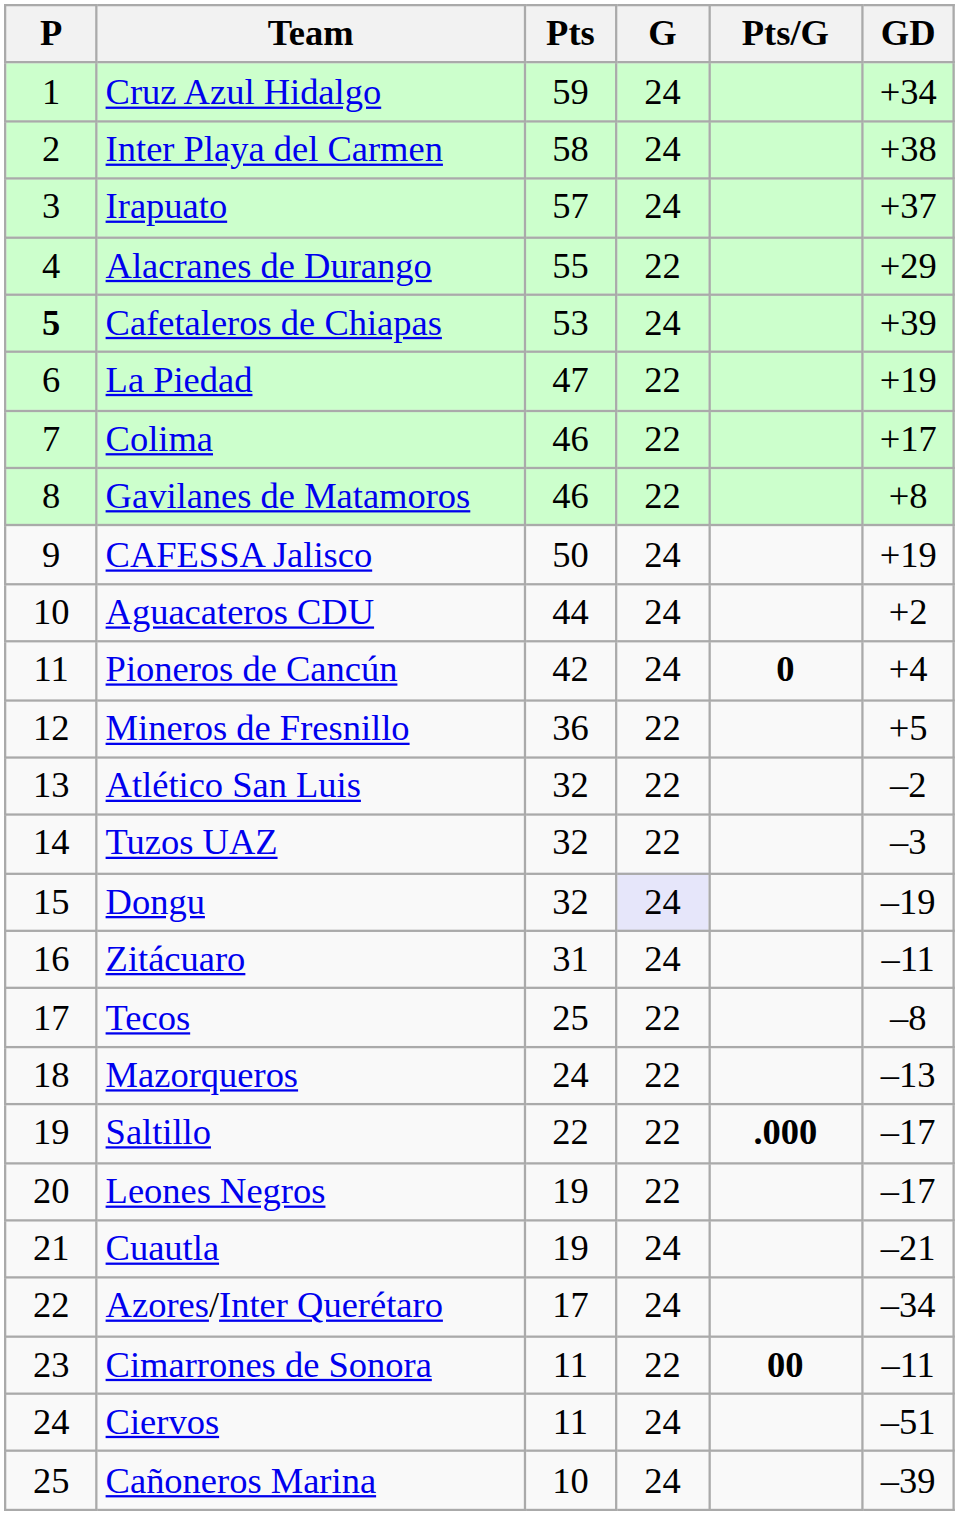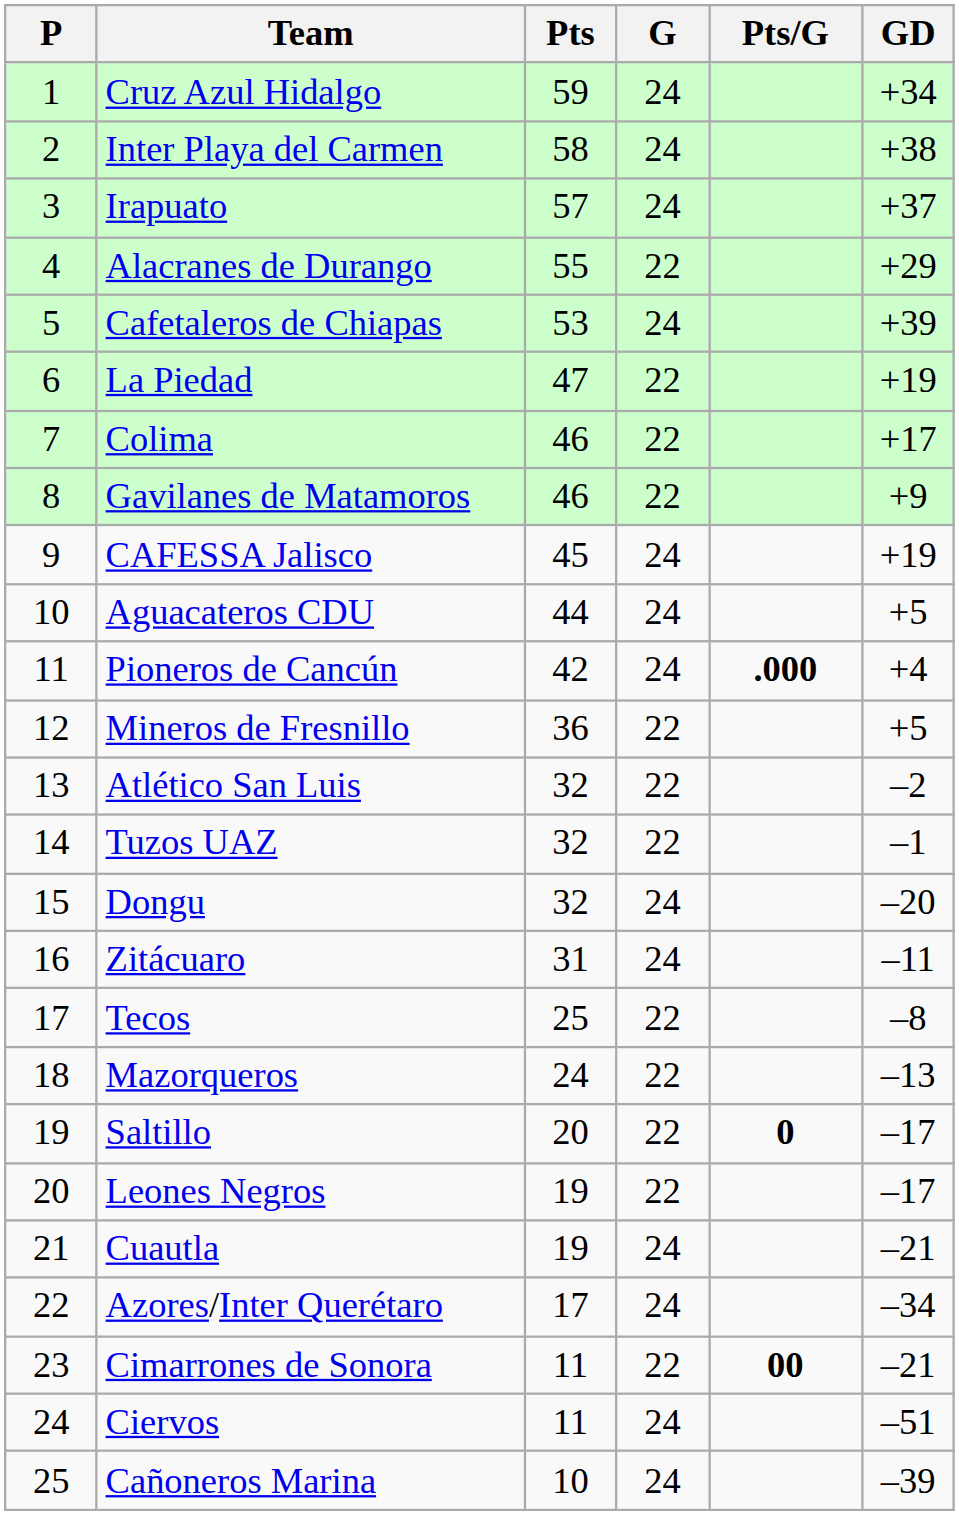(51, 322) bold -> (51, 322) normal
(908, 496) +8 -> (908, 496) +9
(570, 554) 50 -> (570, 554) 45
(908, 611) +2 -> (908, 611) +5
(785, 669) 0 -> (785, 669) .000
(908, 843) –3 -> (908, 843) –1
(662, 901) lavender background -> (662, 901) no background
(908, 901) –19 -> (908, 901) –20
(570, 1132) 22 -> (570, 1132) 20
(785, 1132) .000 -> (785, 1132) 0
(908, 1364) –11 -> (908, 1364) –21
